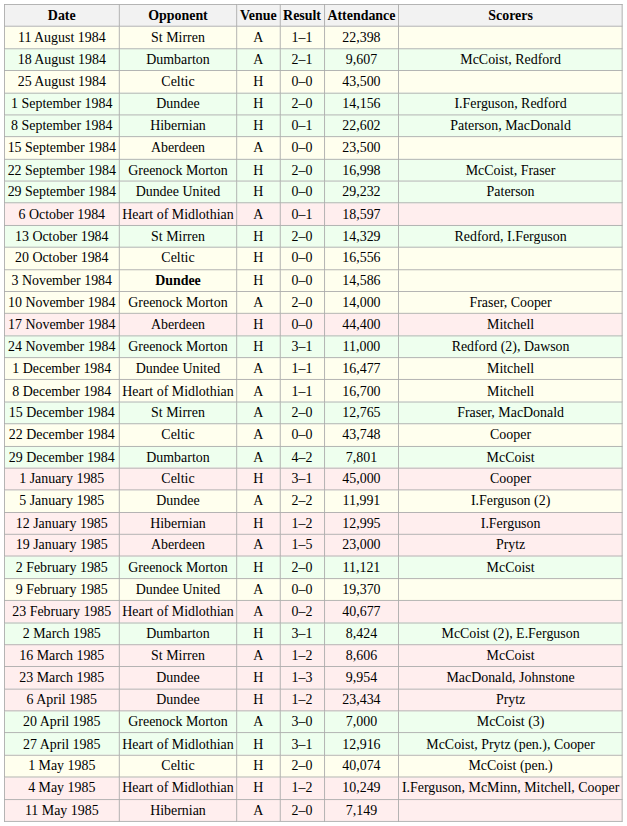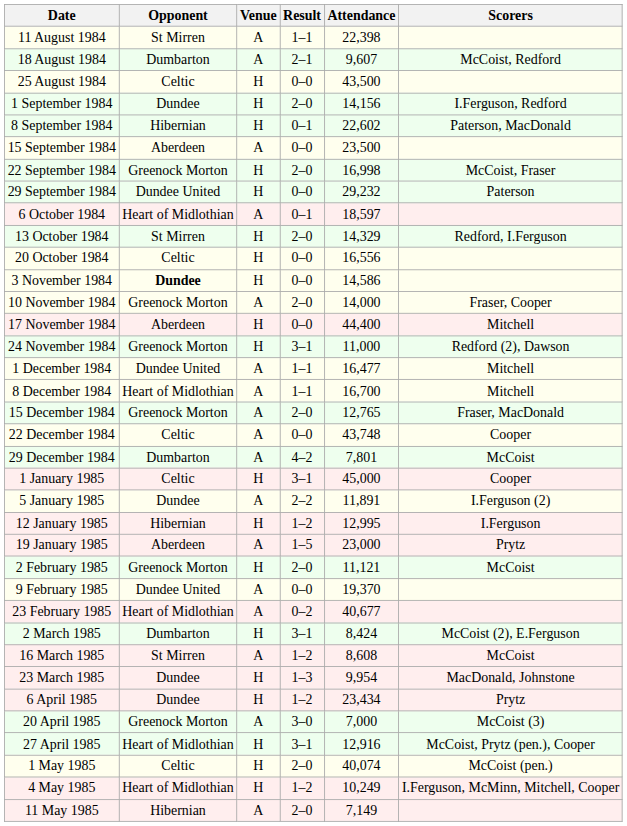(178, 412) St Mirren -> (178, 412) Greenock Morton
(361, 501) 11,991 -> (361, 501) 11,891
(361, 655) 8,606 -> (361, 655) 8,608
